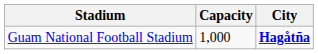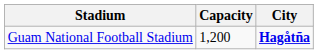(215, 37) 1,000 -> (215, 37) 1,200
